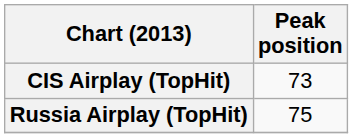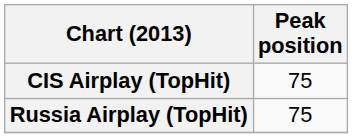(300, 80) 73 -> (300, 80) 75
